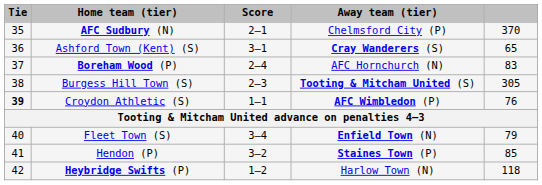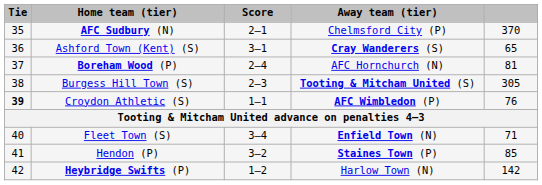(511, 65) 83 -> (511, 65) 81
(511, 135) 79 -> (511, 135) 71
(511, 170) 118 -> (511, 170) 142
